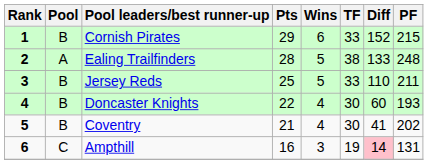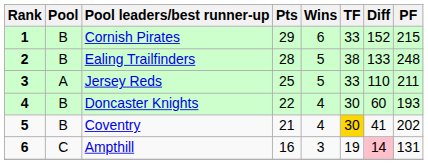(63, 59) A -> (63, 59) B
(63, 81) B -> (63, 81) A
(352, 125) no background -> (352, 125) gold background
